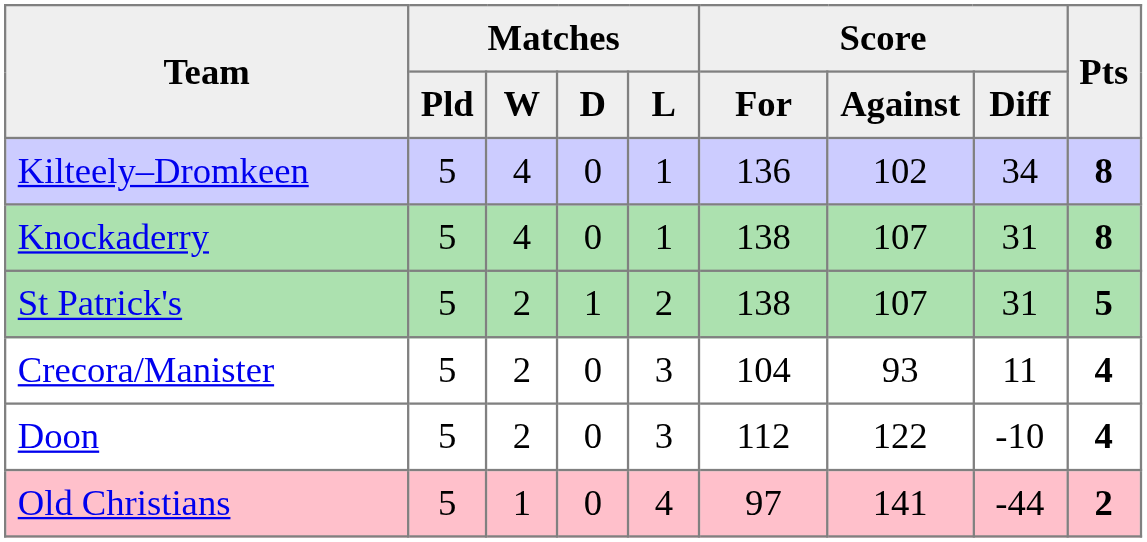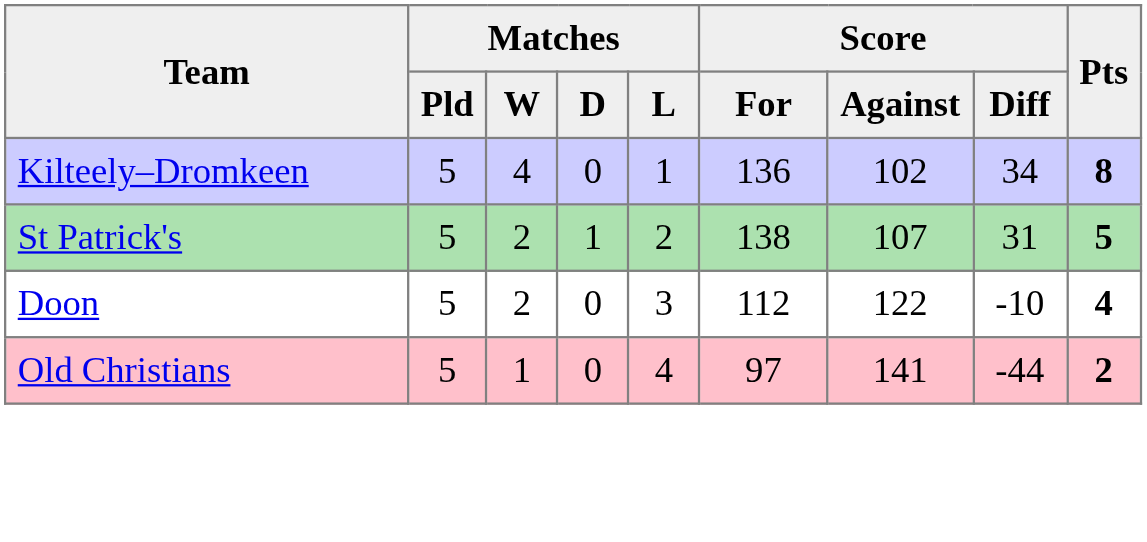- row: (113, 236)
- row: (146, 369)
